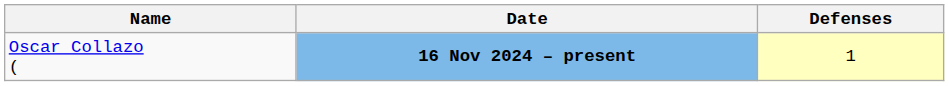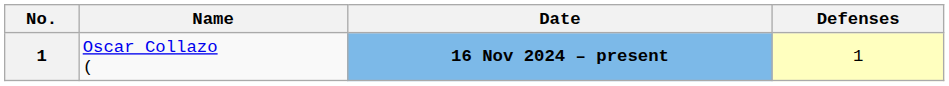+ column: (42, 19)
